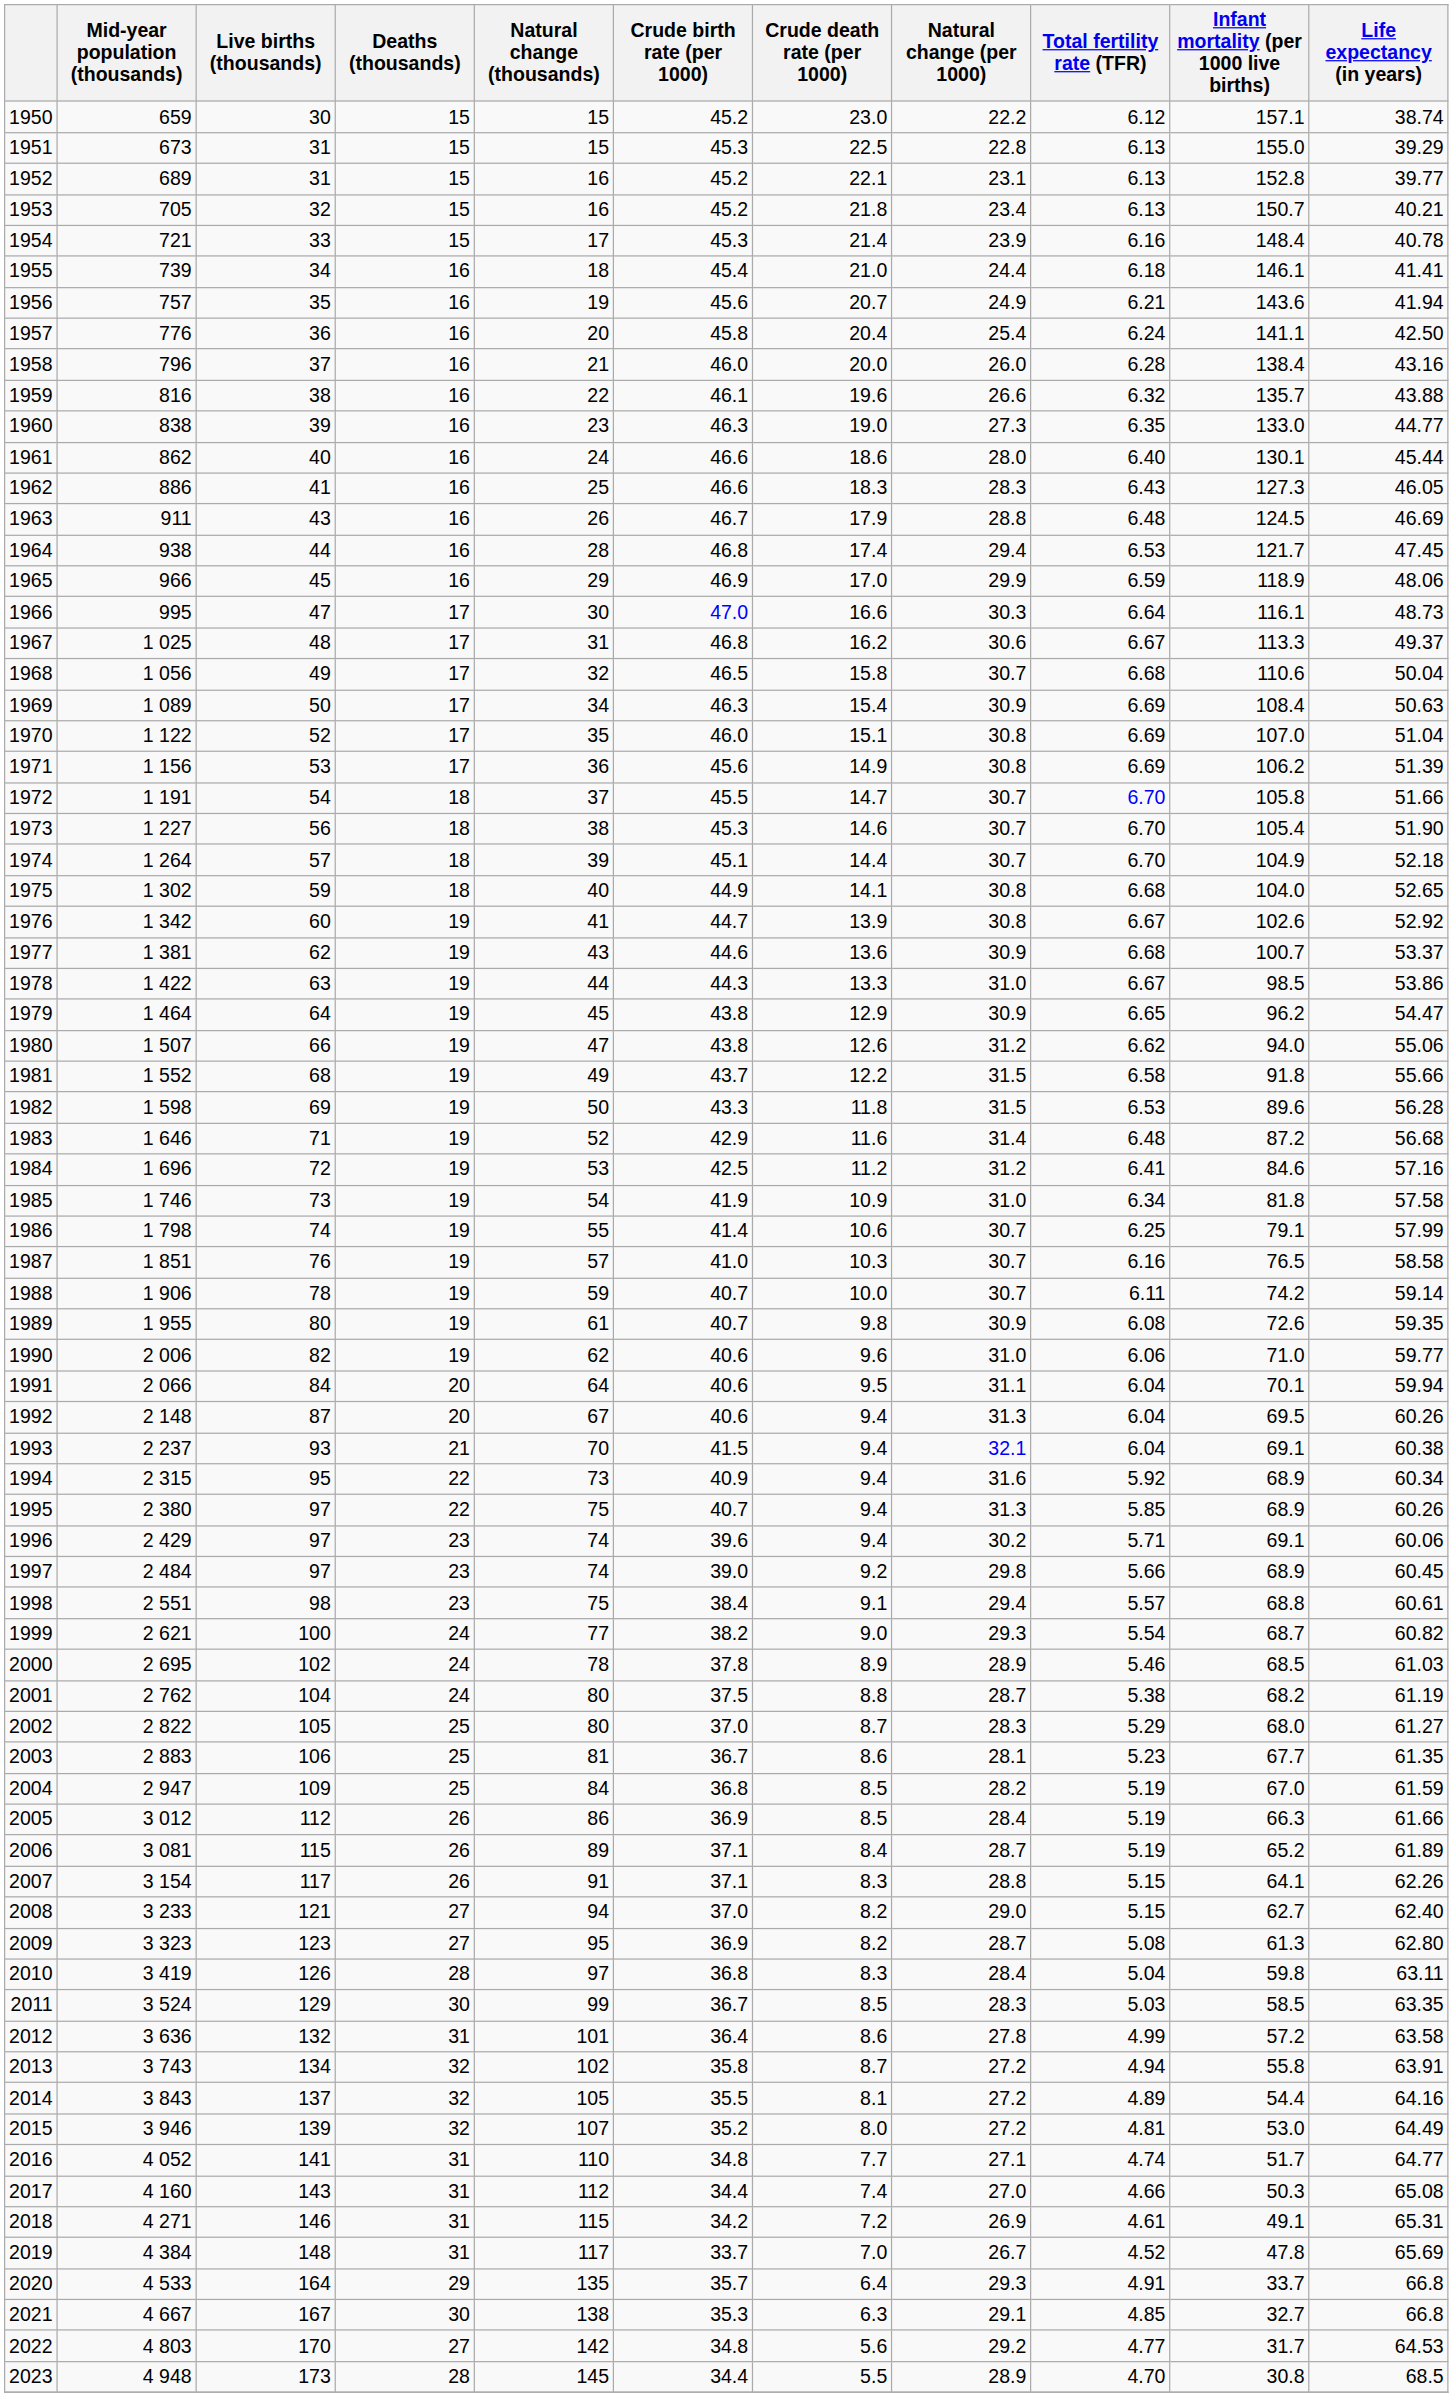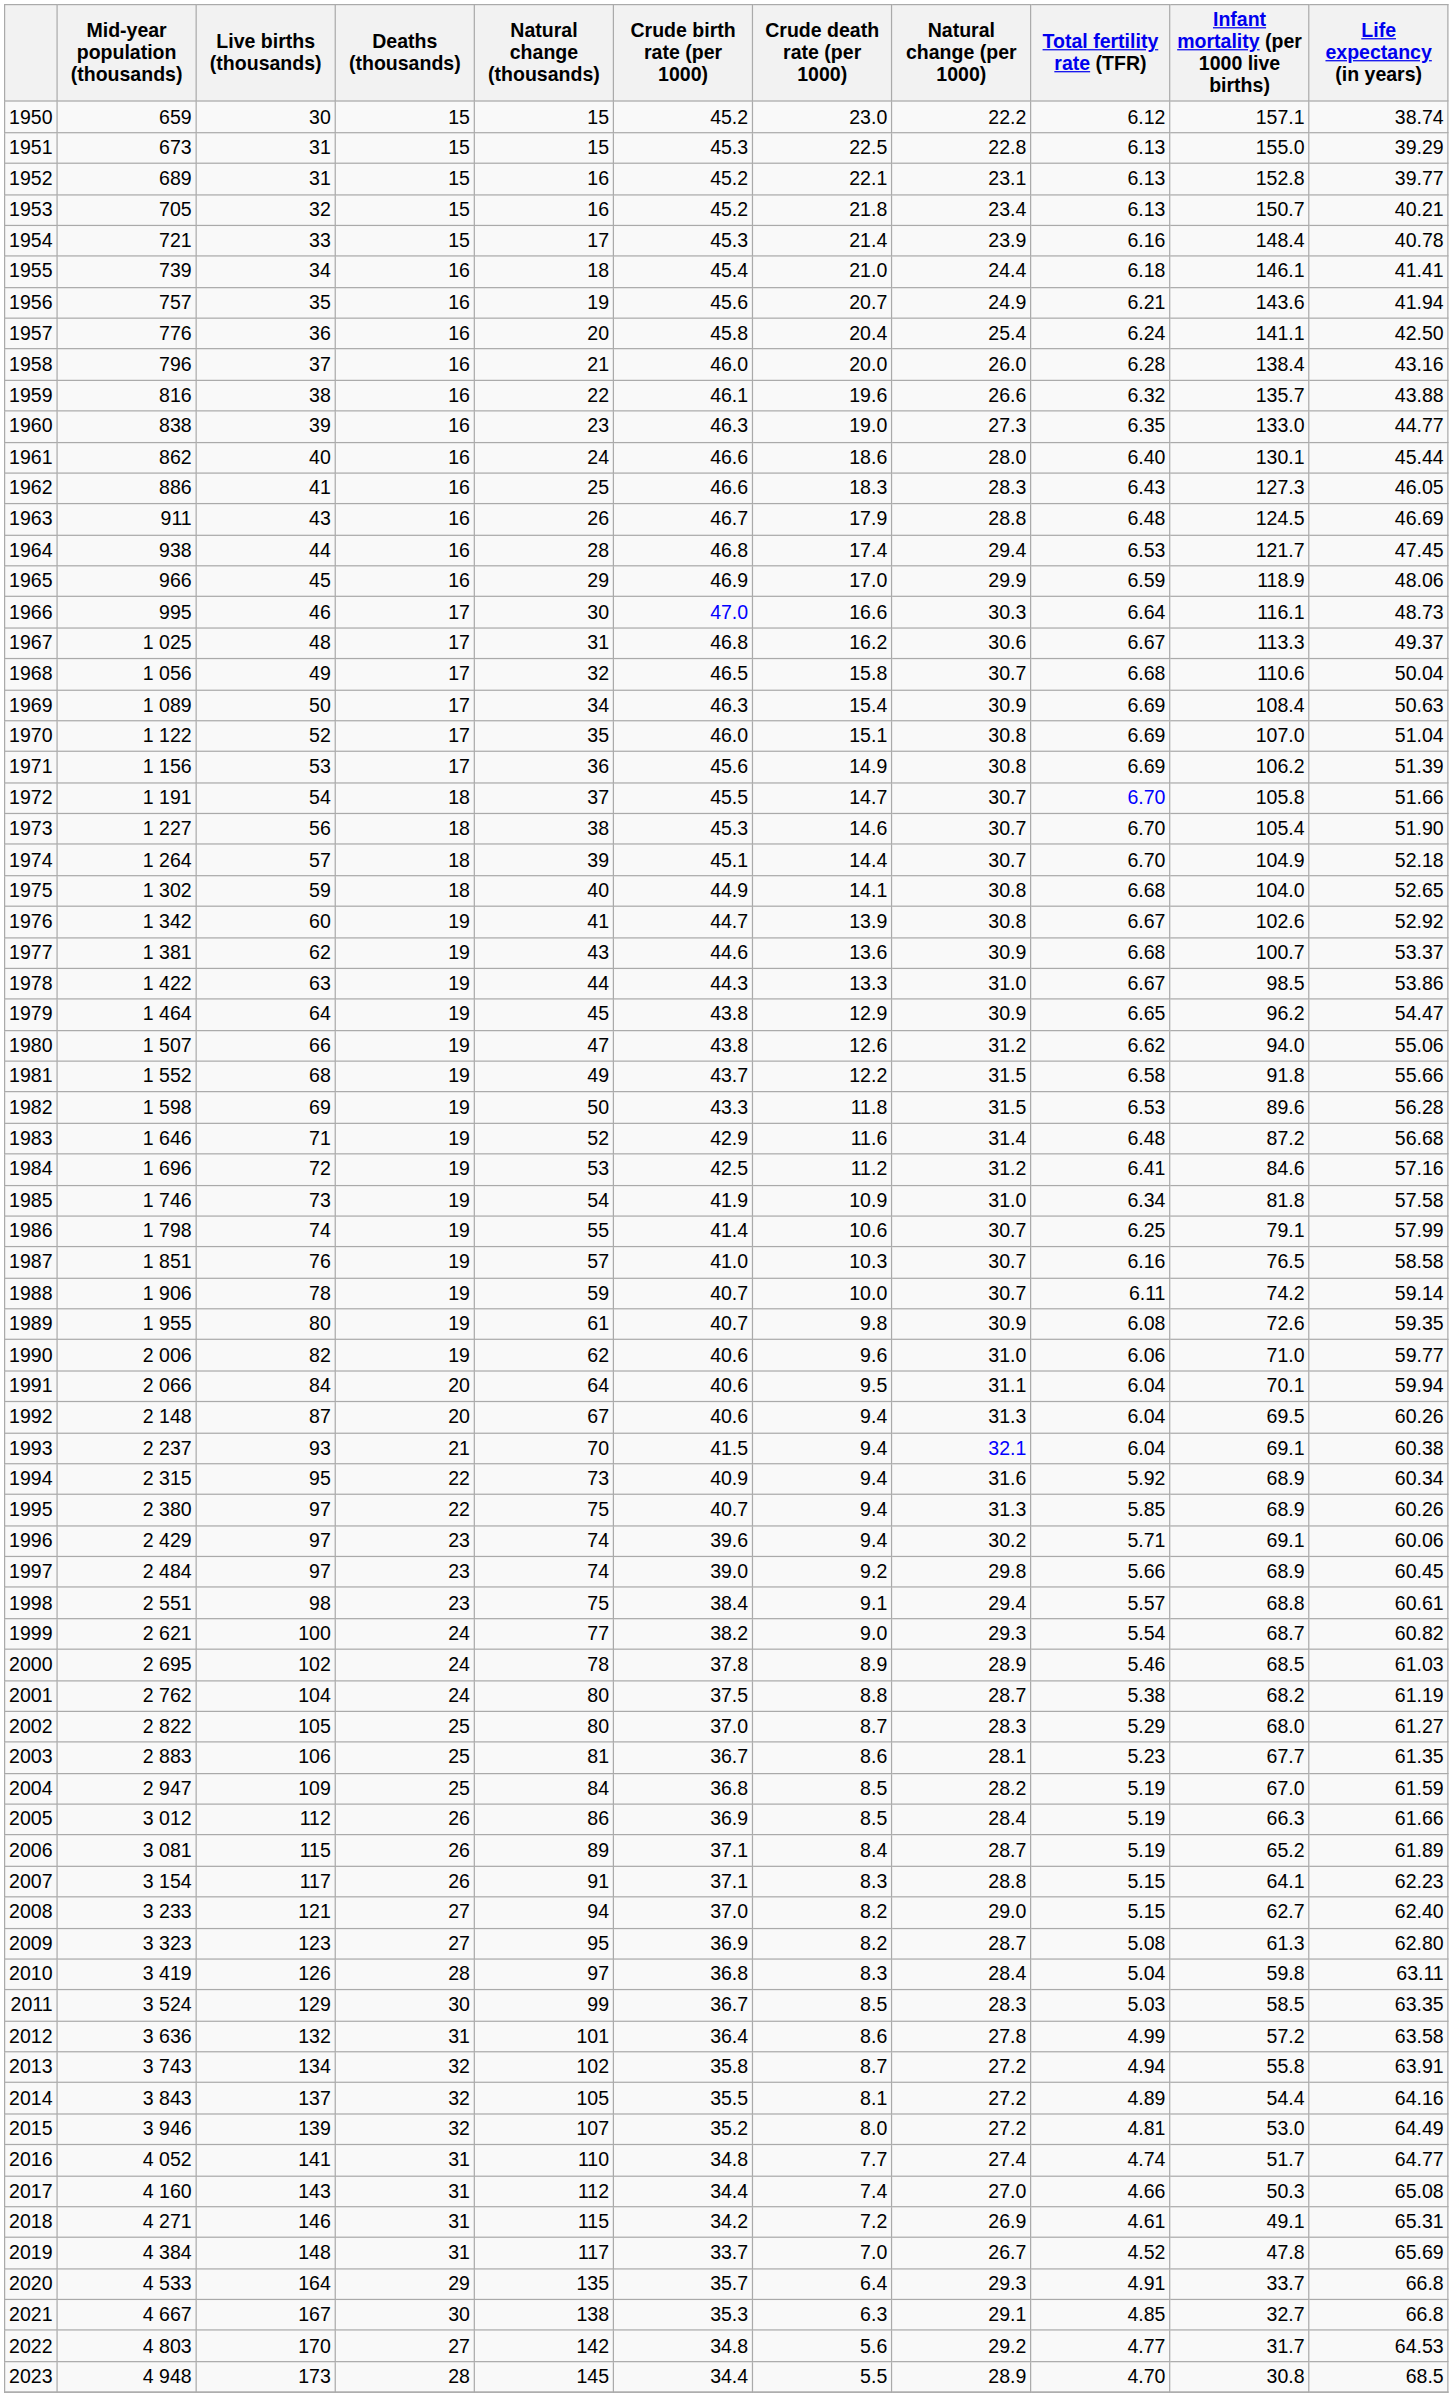(314, 612) 47 -> (314, 612) 46
(1419, 1881) 62.26 -> (1419, 1881) 62.23
(1007, 2160) 27.1 -> (1007, 2160) 27.4
